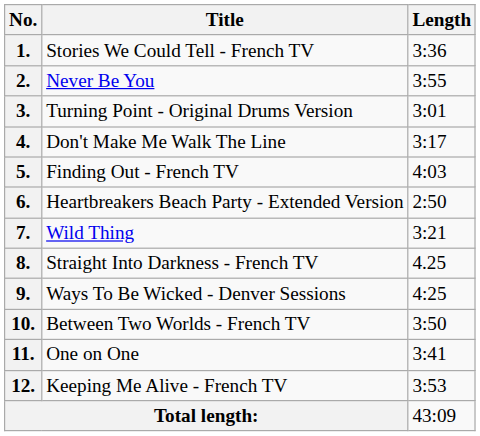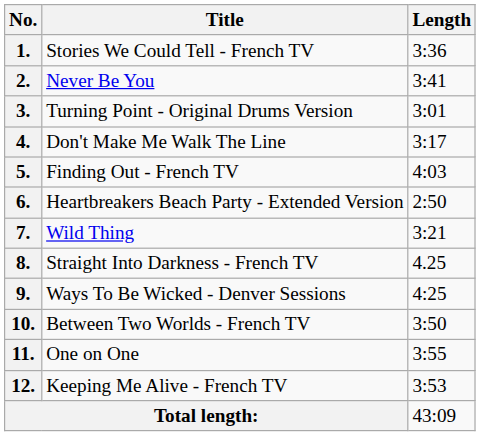(429, 80) 3:55 -> (429, 80) 3:41
(429, 354) 3:41 -> (429, 354) 3:55
